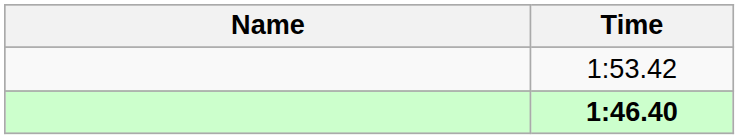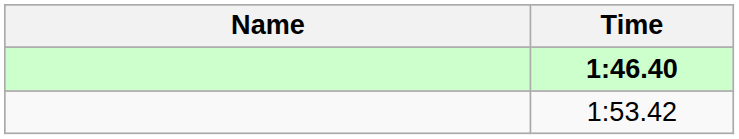rows swapped: (632, 111) <-> (632, 68)
